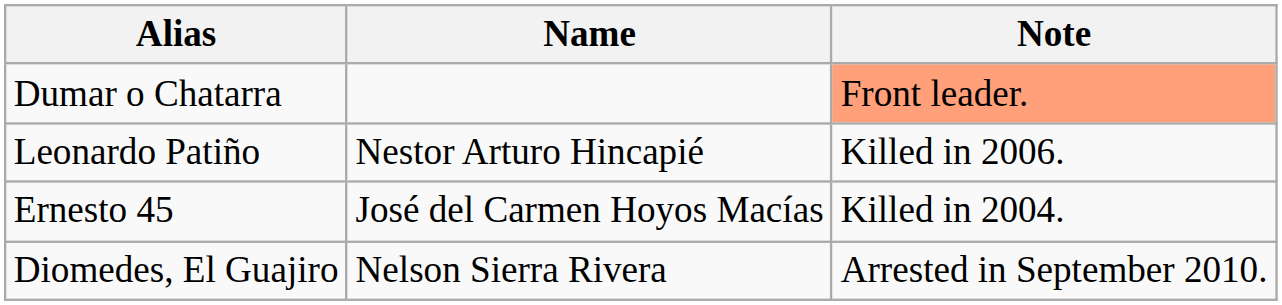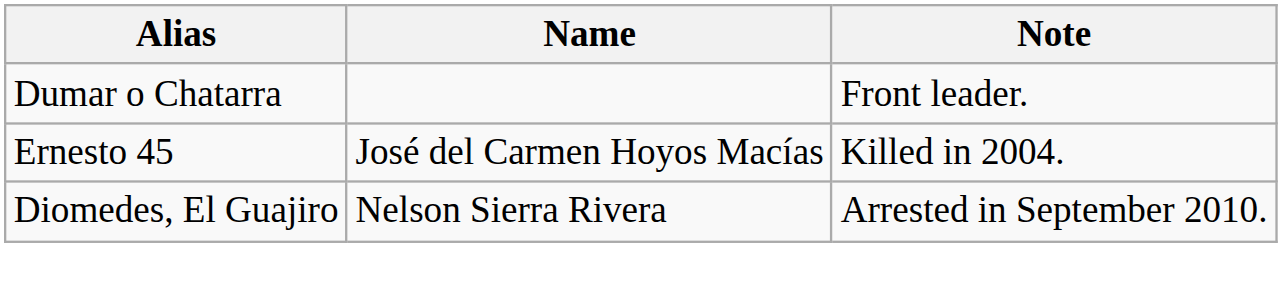(935, 92) lightsalmon background -> (935, 92) no background
- row: (137, 151)
